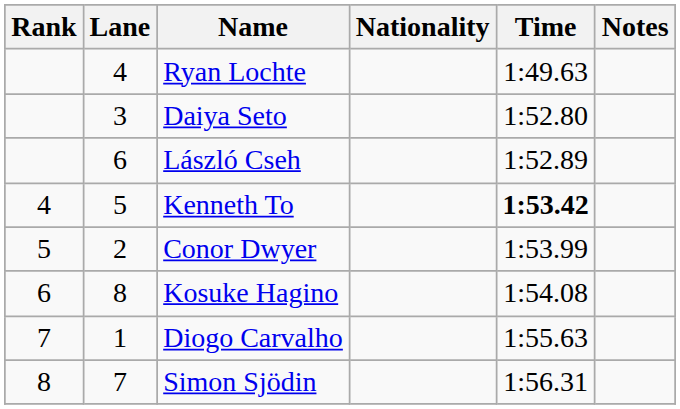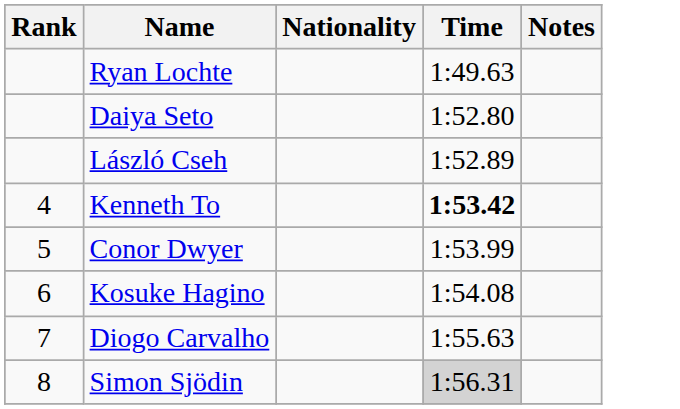- column: (120, 26)
(546, 381) no background -> (472, 381) lightgrey background
